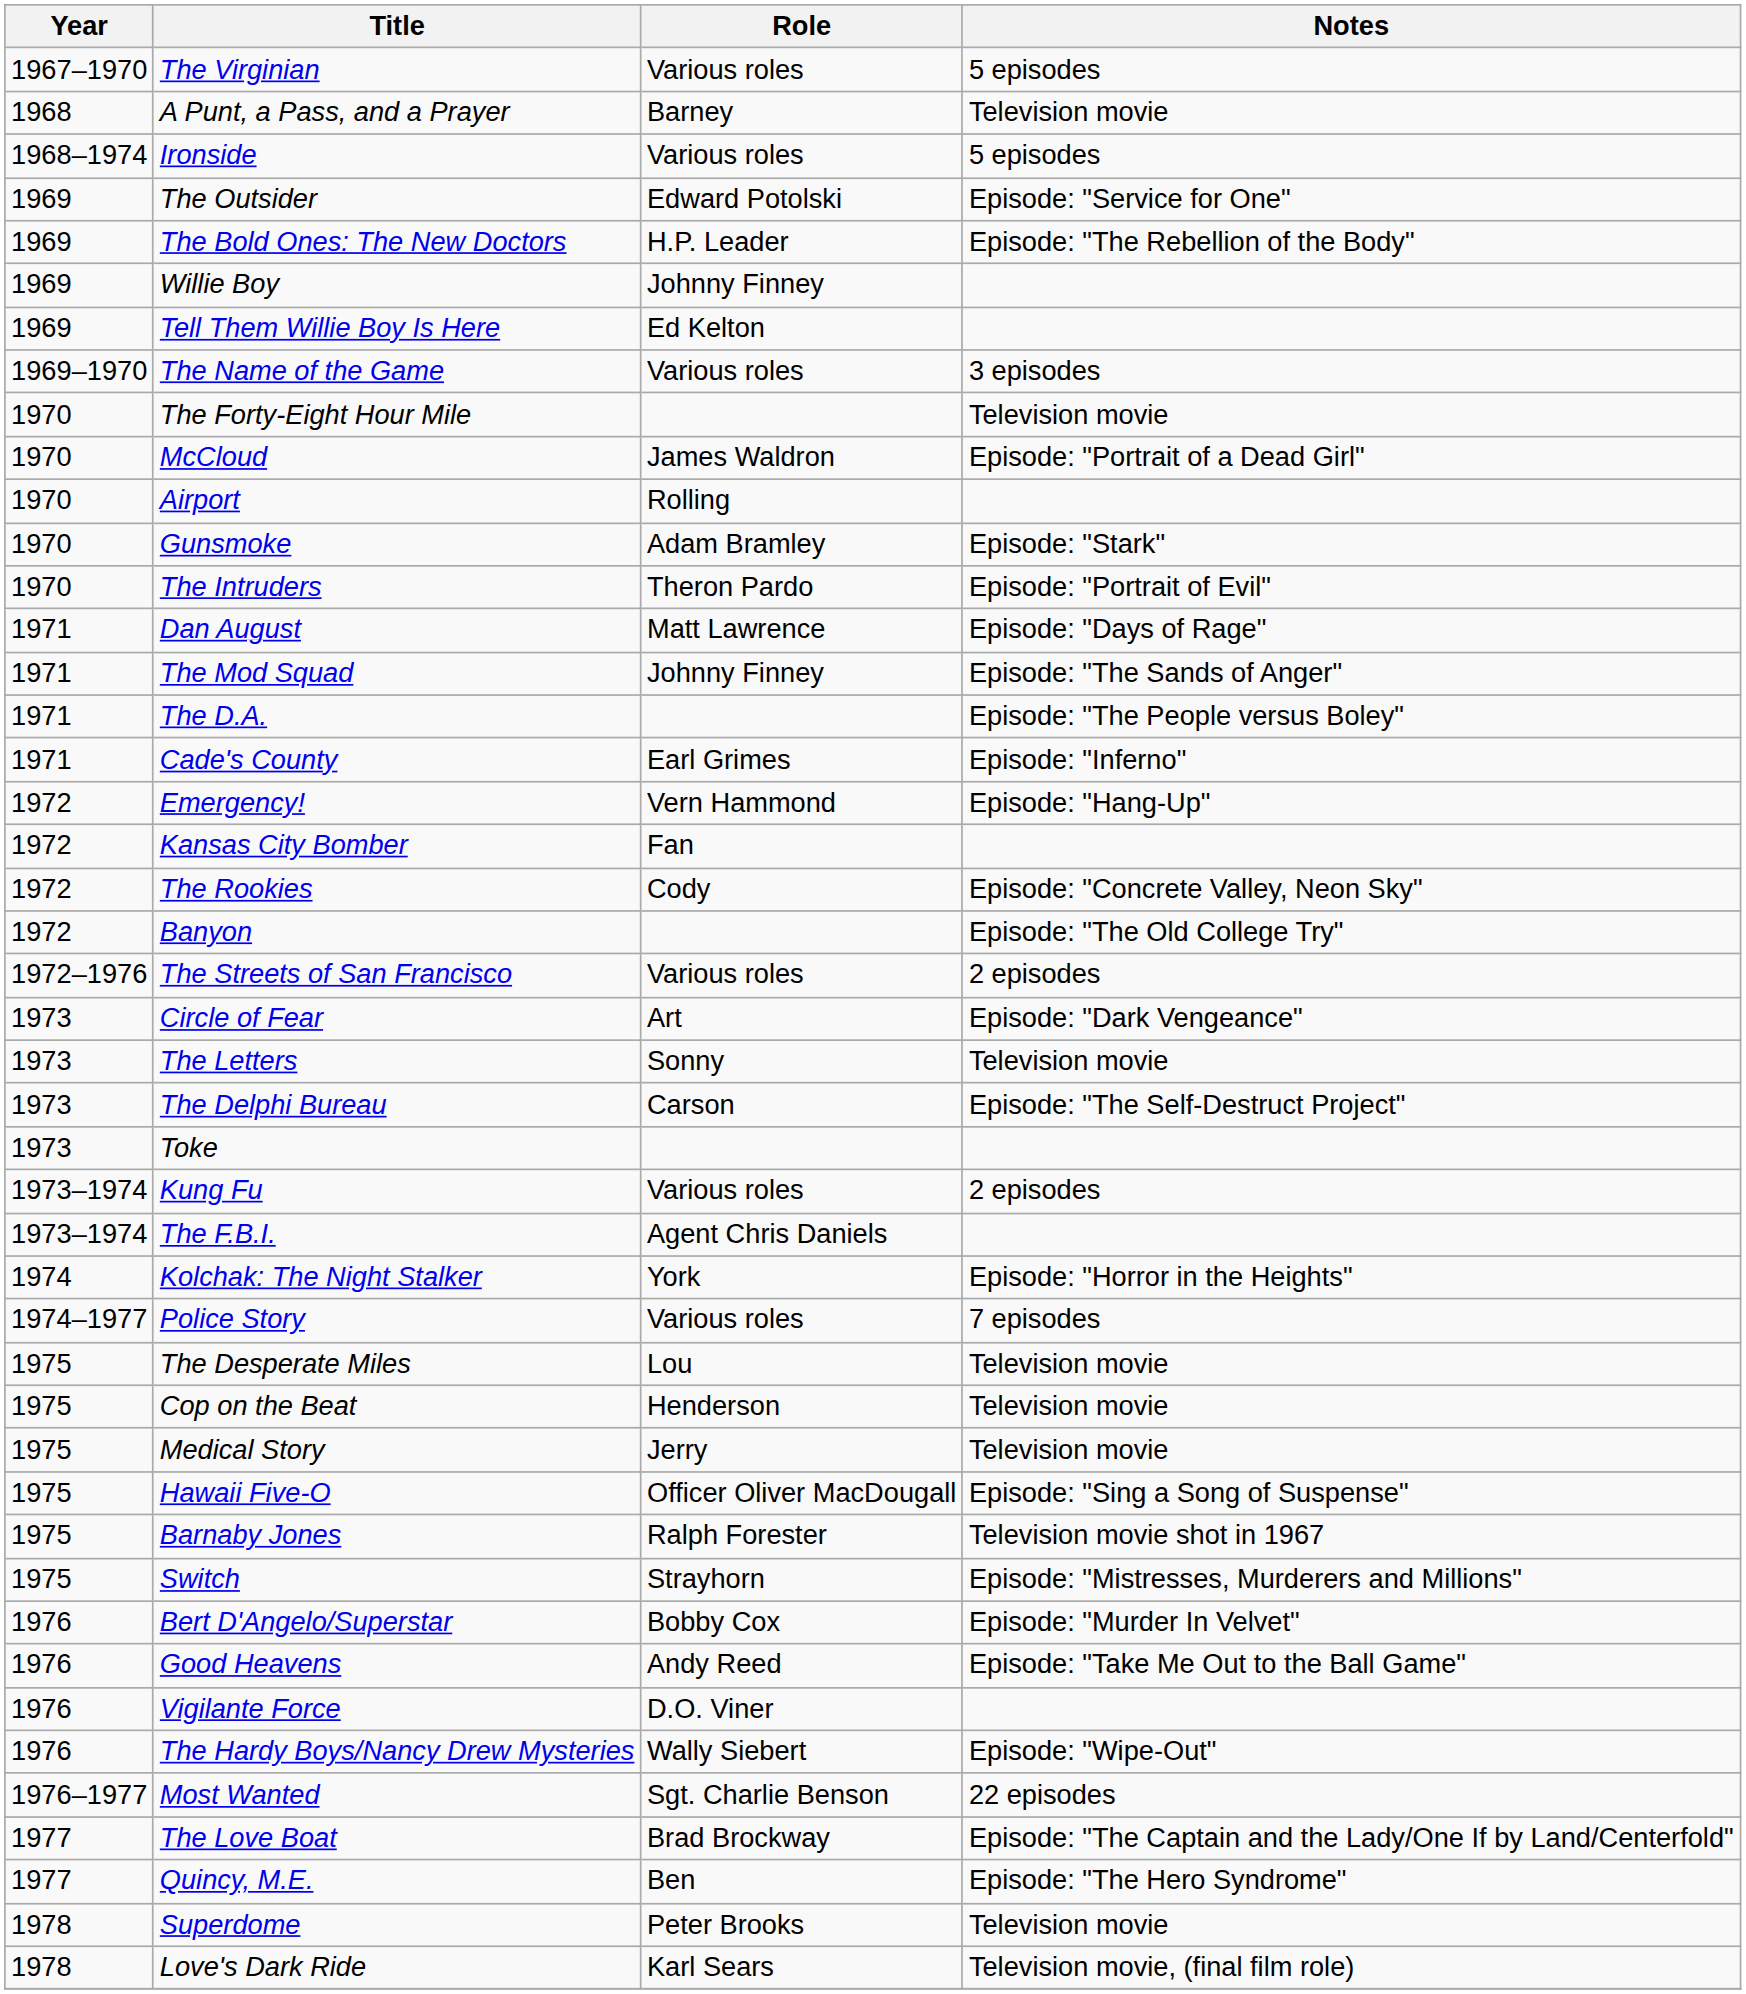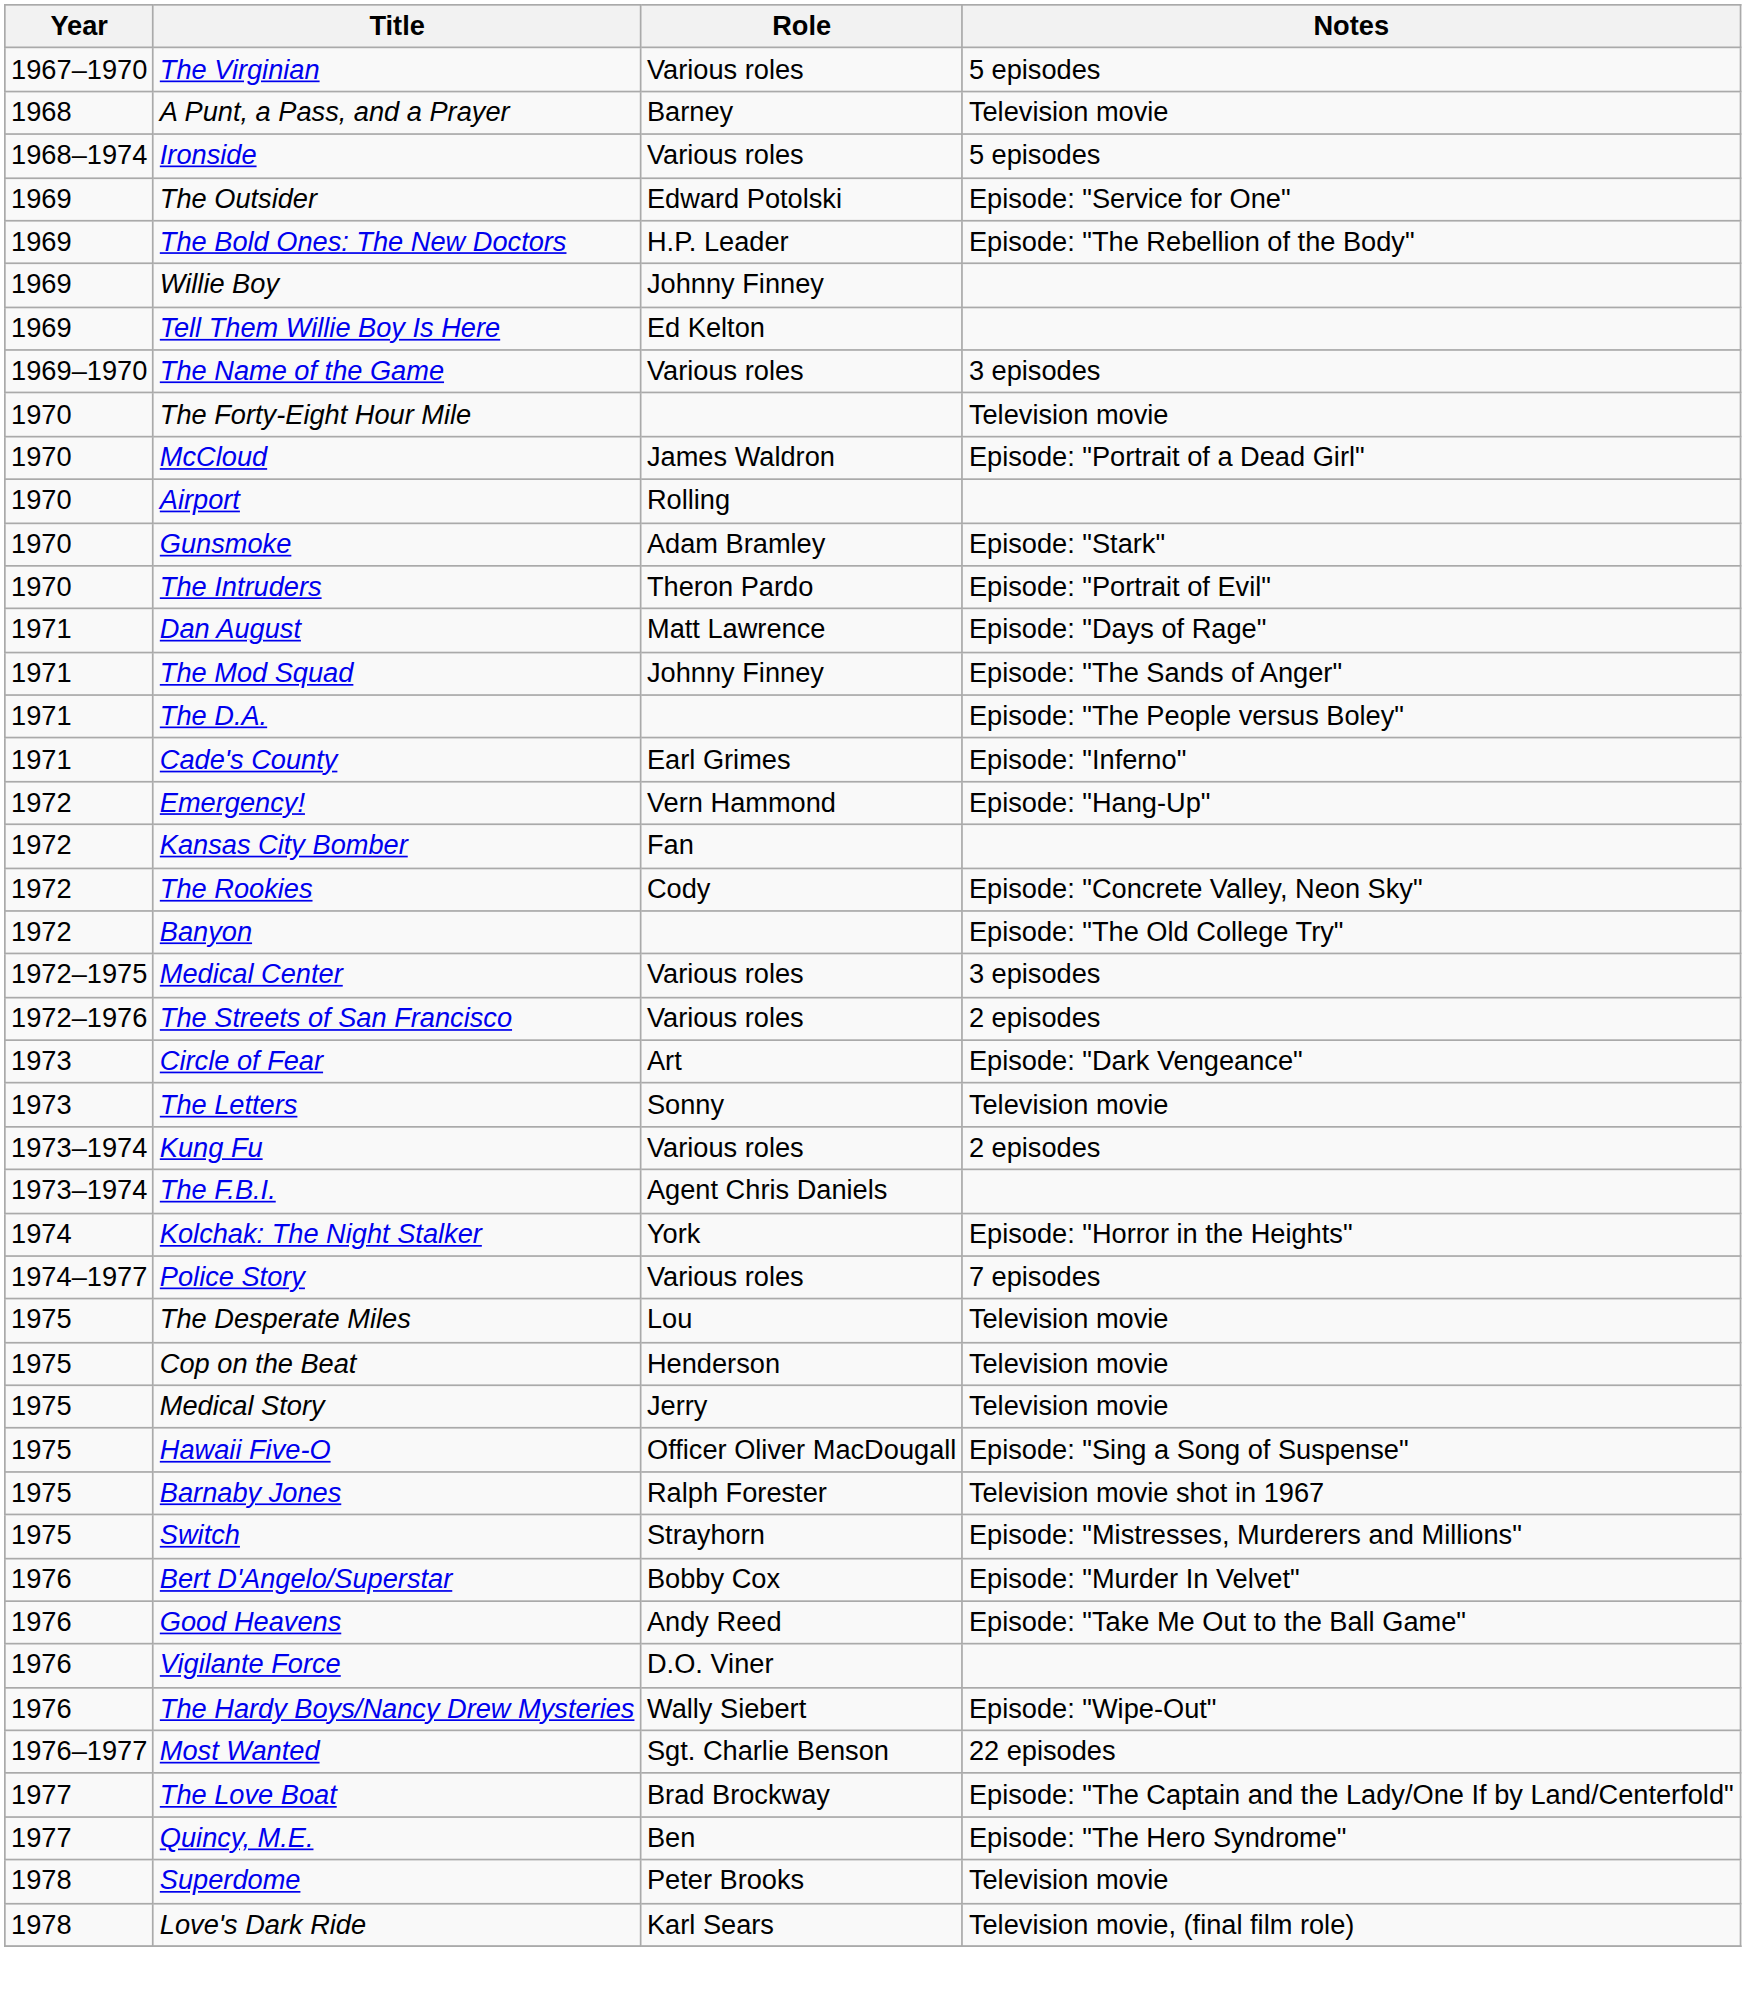+ row: (251, 975)
- row: (273, 1104)
- row: (189, 1147)
